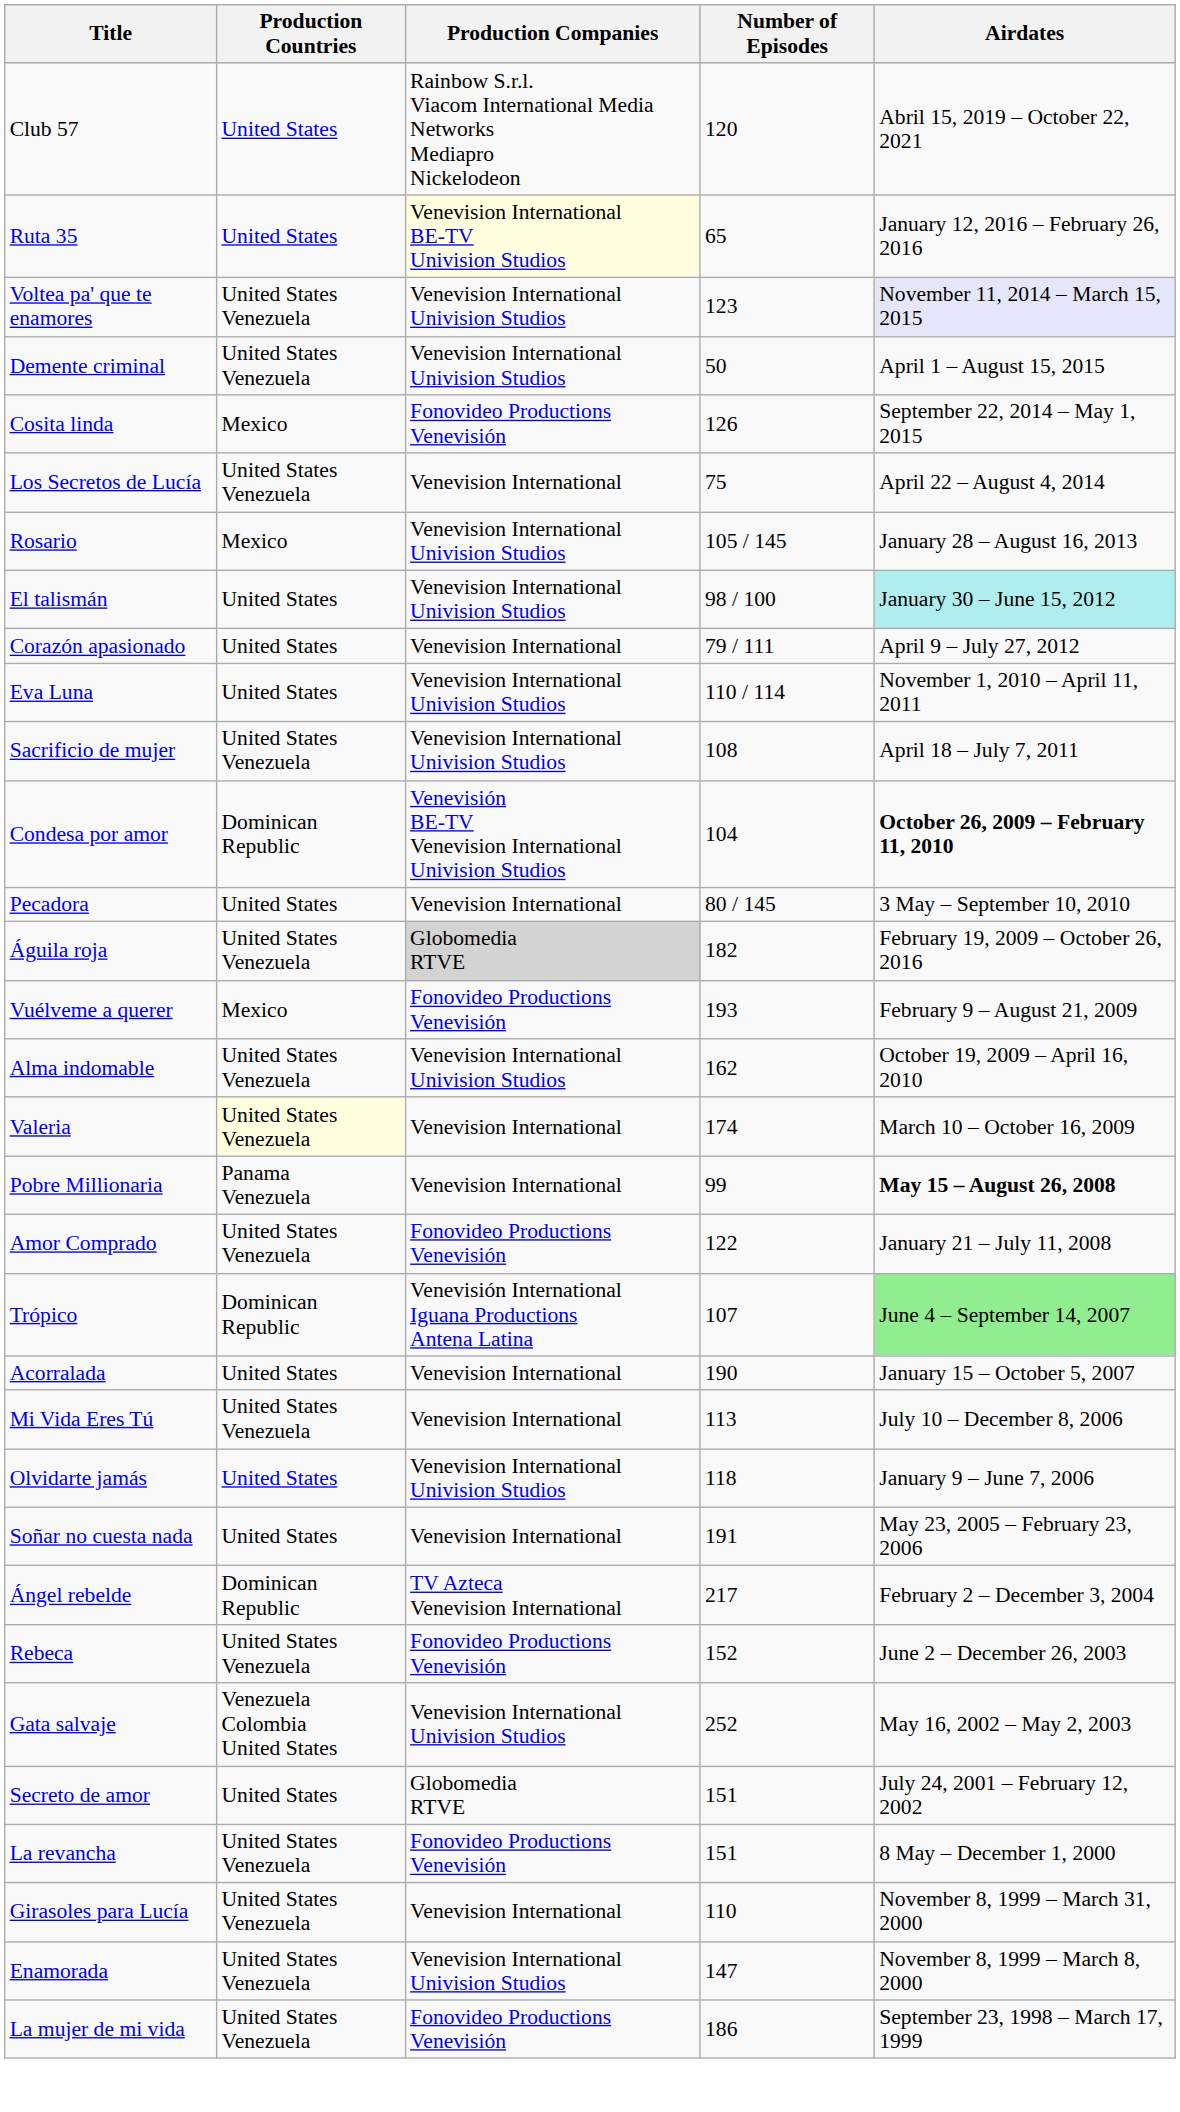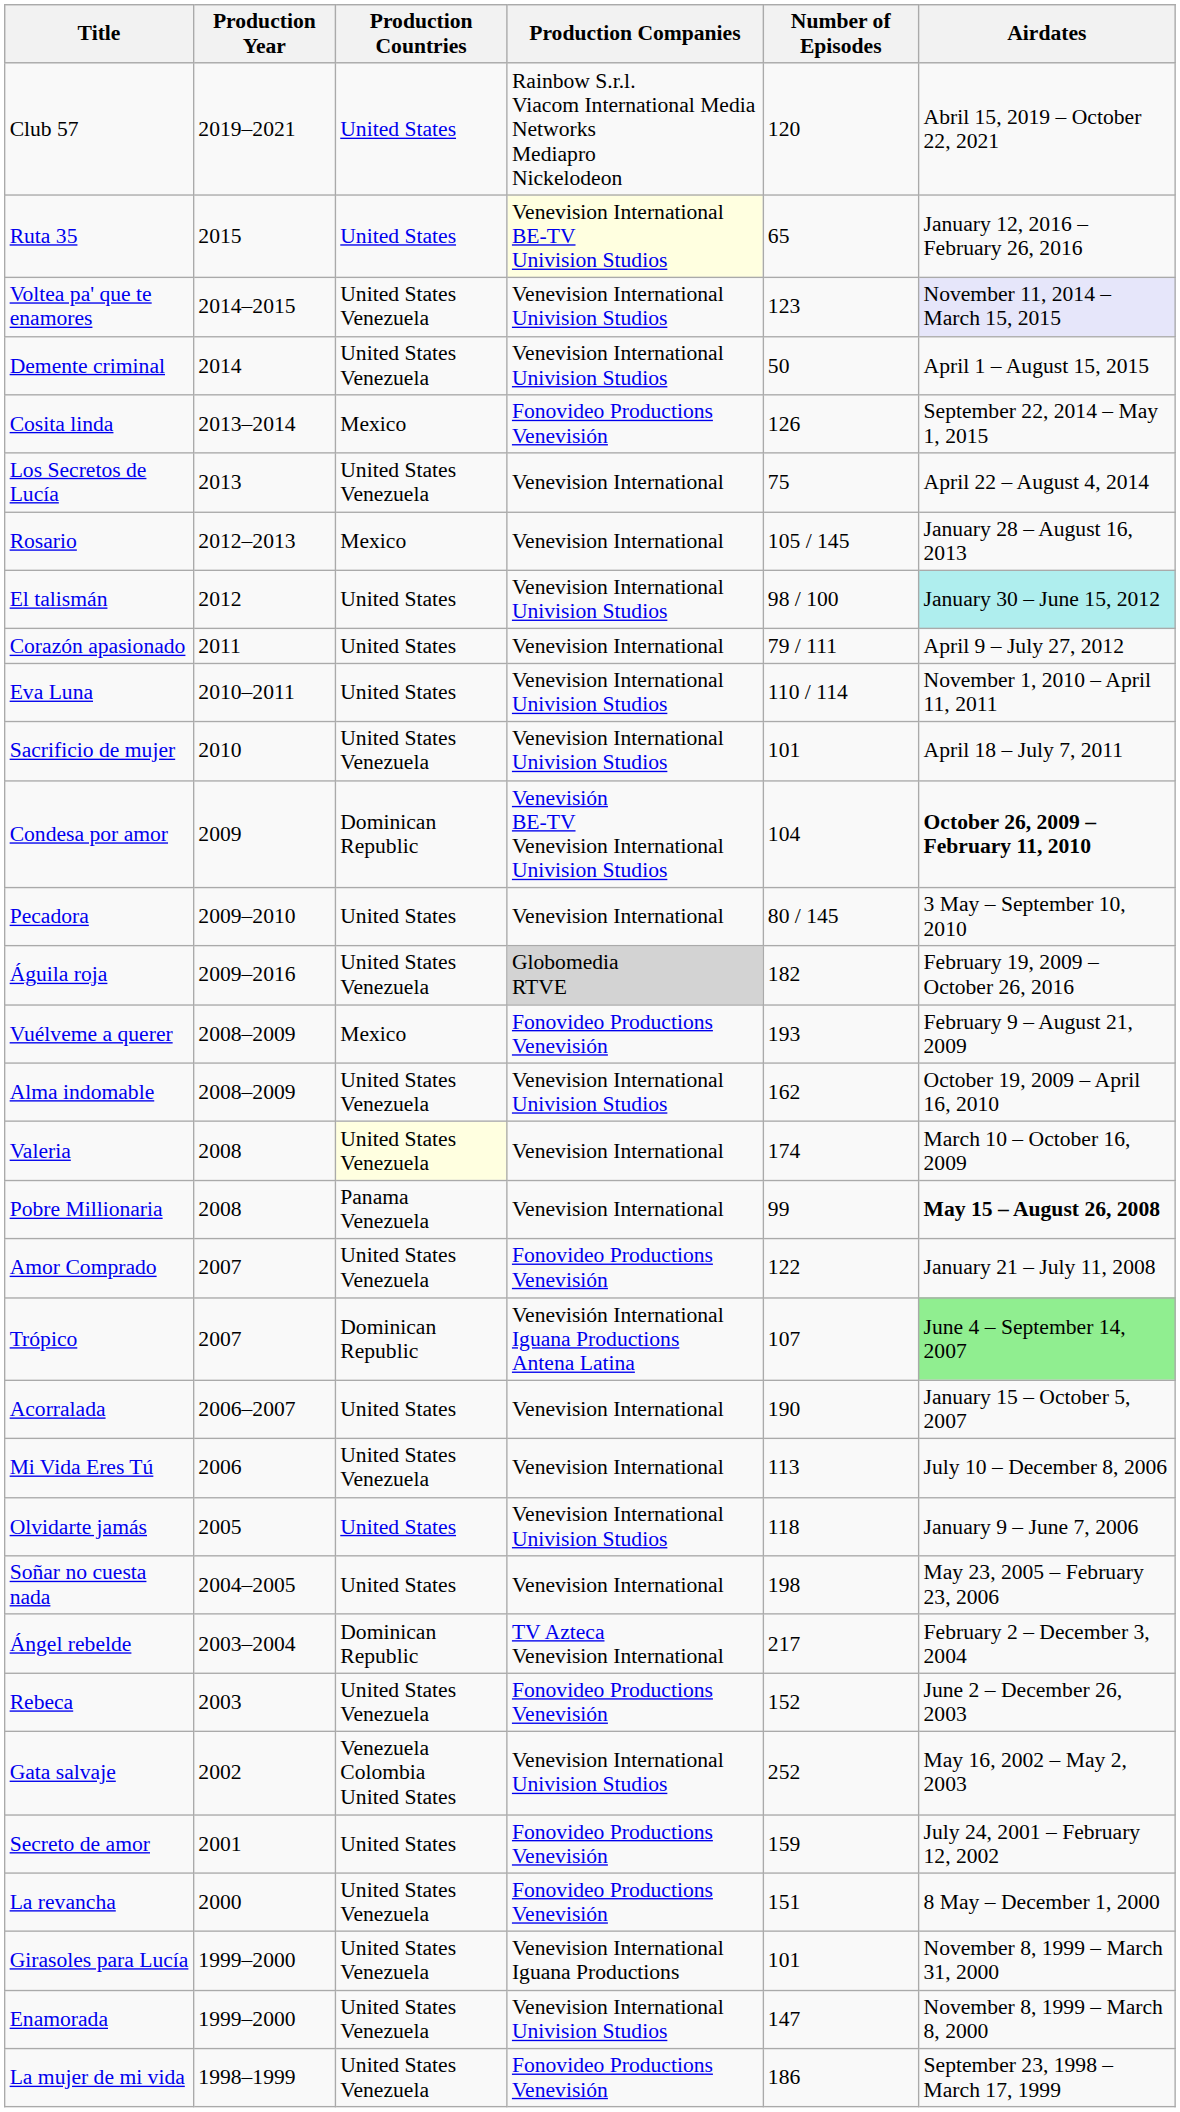+ column: (264, 33)
(516, 540) Venevision International Univision Studios -> (618, 540) Venevision International
(721, 750) 108 -> (784, 750) 101
(721, 1536) 191 -> (784, 1584) 198
(464, 1794) Globomedia RTVE -> (612, 1843) Fonovideo Productions Venevisión
(721, 1794) 151 -> (784, 1843) 159
(516, 1911) Venevision International -> (618, 1960) Venevision International Iguana Productions
(721, 1911) 110 -> (784, 1960) 101
